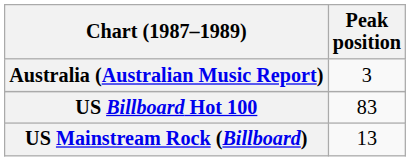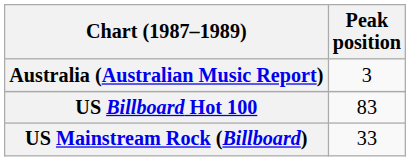(367, 139) 13 -> (367, 139) 33
